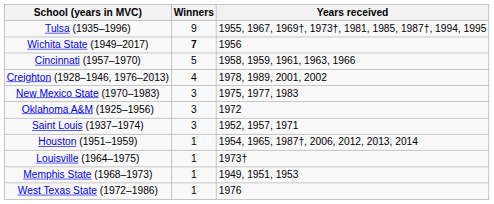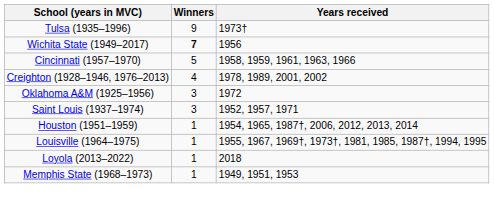(353, 28) 1955, 1967, 1969†, 1973†, 1981, 1985, 1987†, 1994, 1995 -> (233, 28) 1973†
- row: (88, 93)
(233, 158) 1973† -> (353, 142) 1955, 1967, 1969†, 1973†, 1981, 1985, 1987†, 1994, 1995
+ row: (88, 158)
- row: (88, 191)
